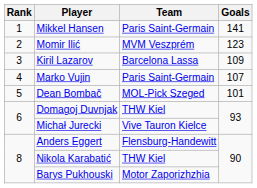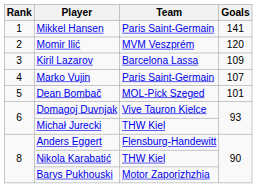(235, 45) 123 -> (235, 45) 120
(144, 110) THW Kiel -> (164, 110) Vive Tauron Kielce
(164, 126) Vive Tauron Kielce -> (144, 126) THW Kiel
